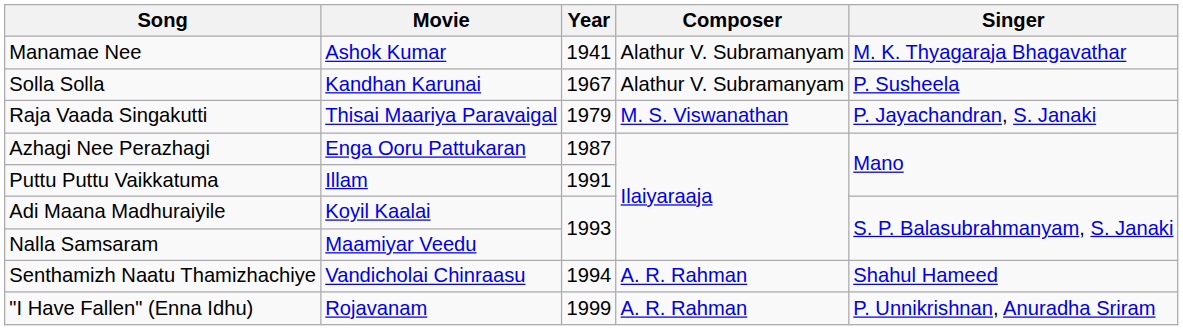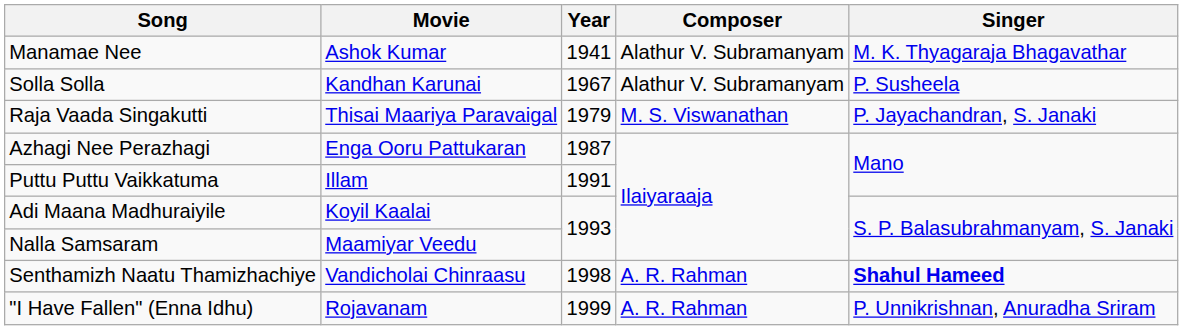(589, 276) 1994 -> (589, 276) 1998
(926, 276) normal -> (929, 276) bold
